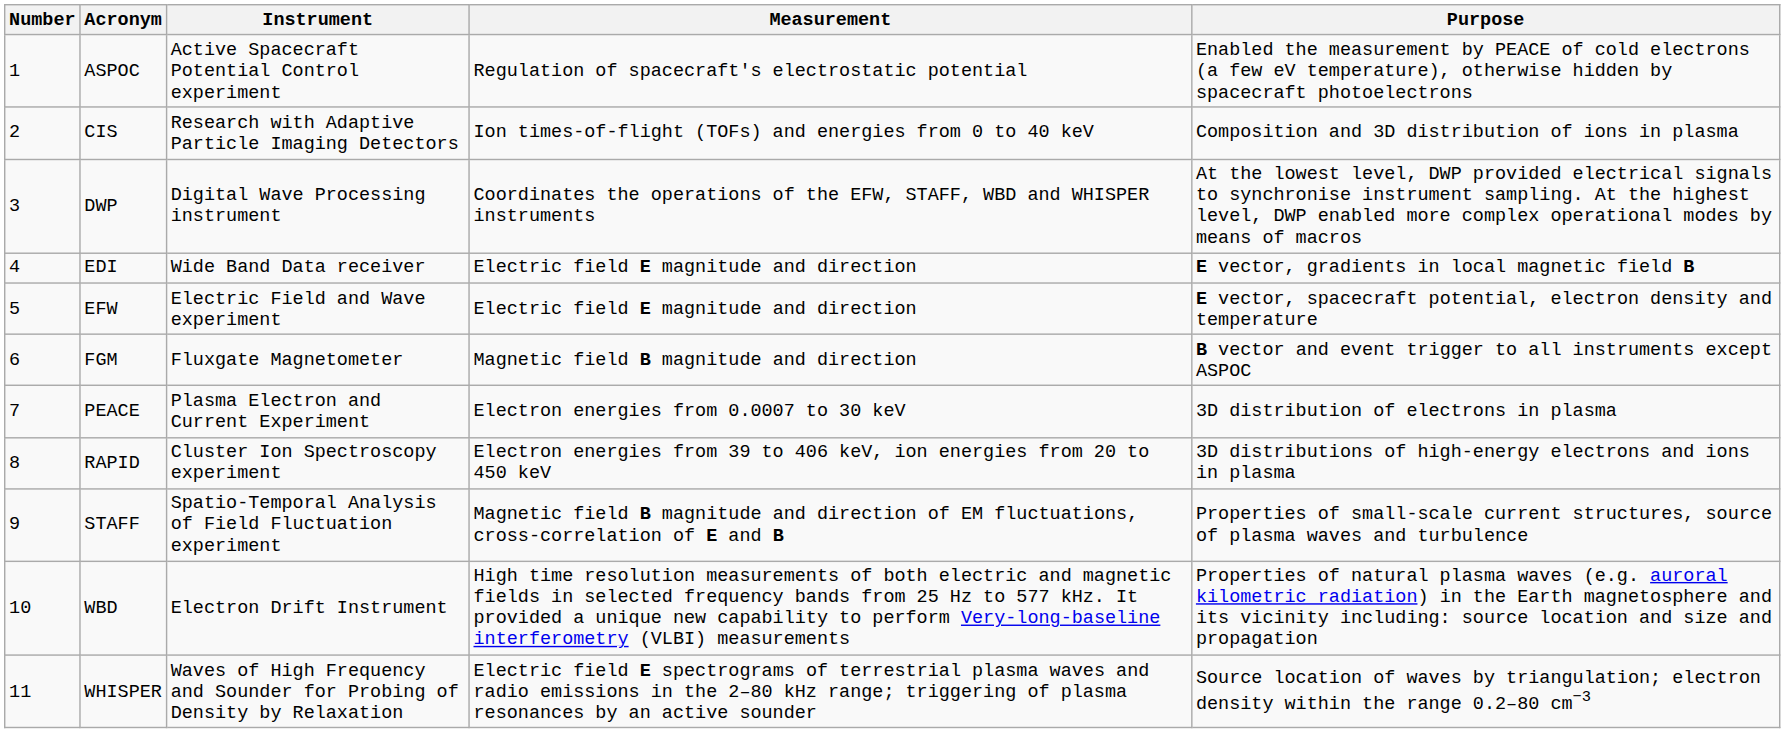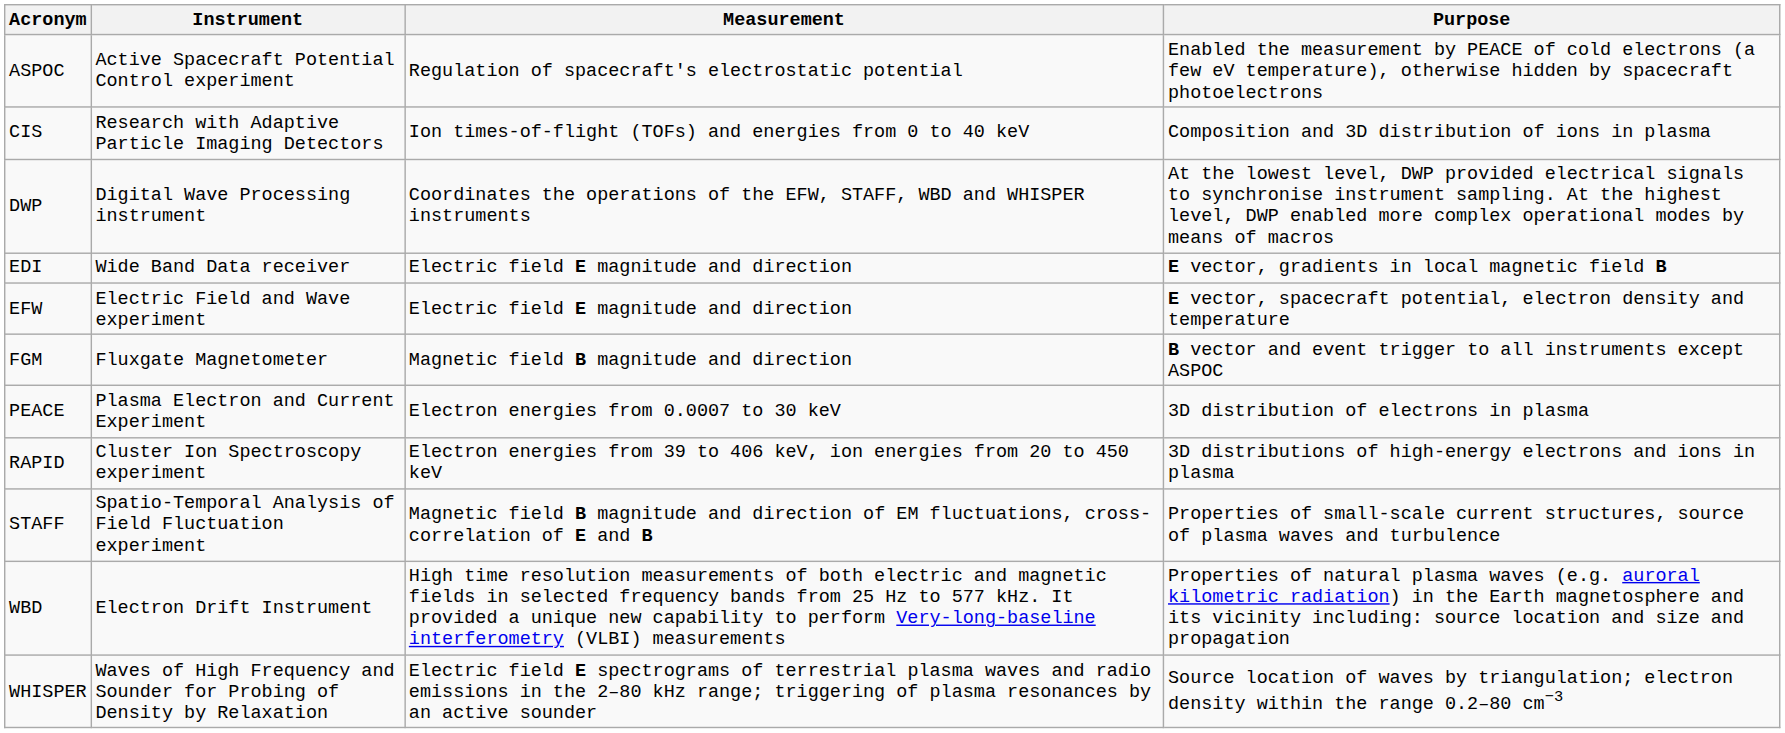- column: (42, 20)
